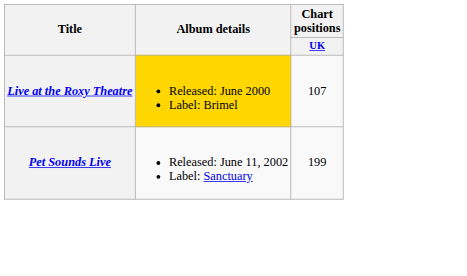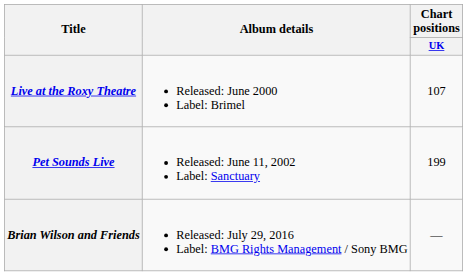(213, 98) gold background -> (276, 98) no background
+ row: (73, 234)
